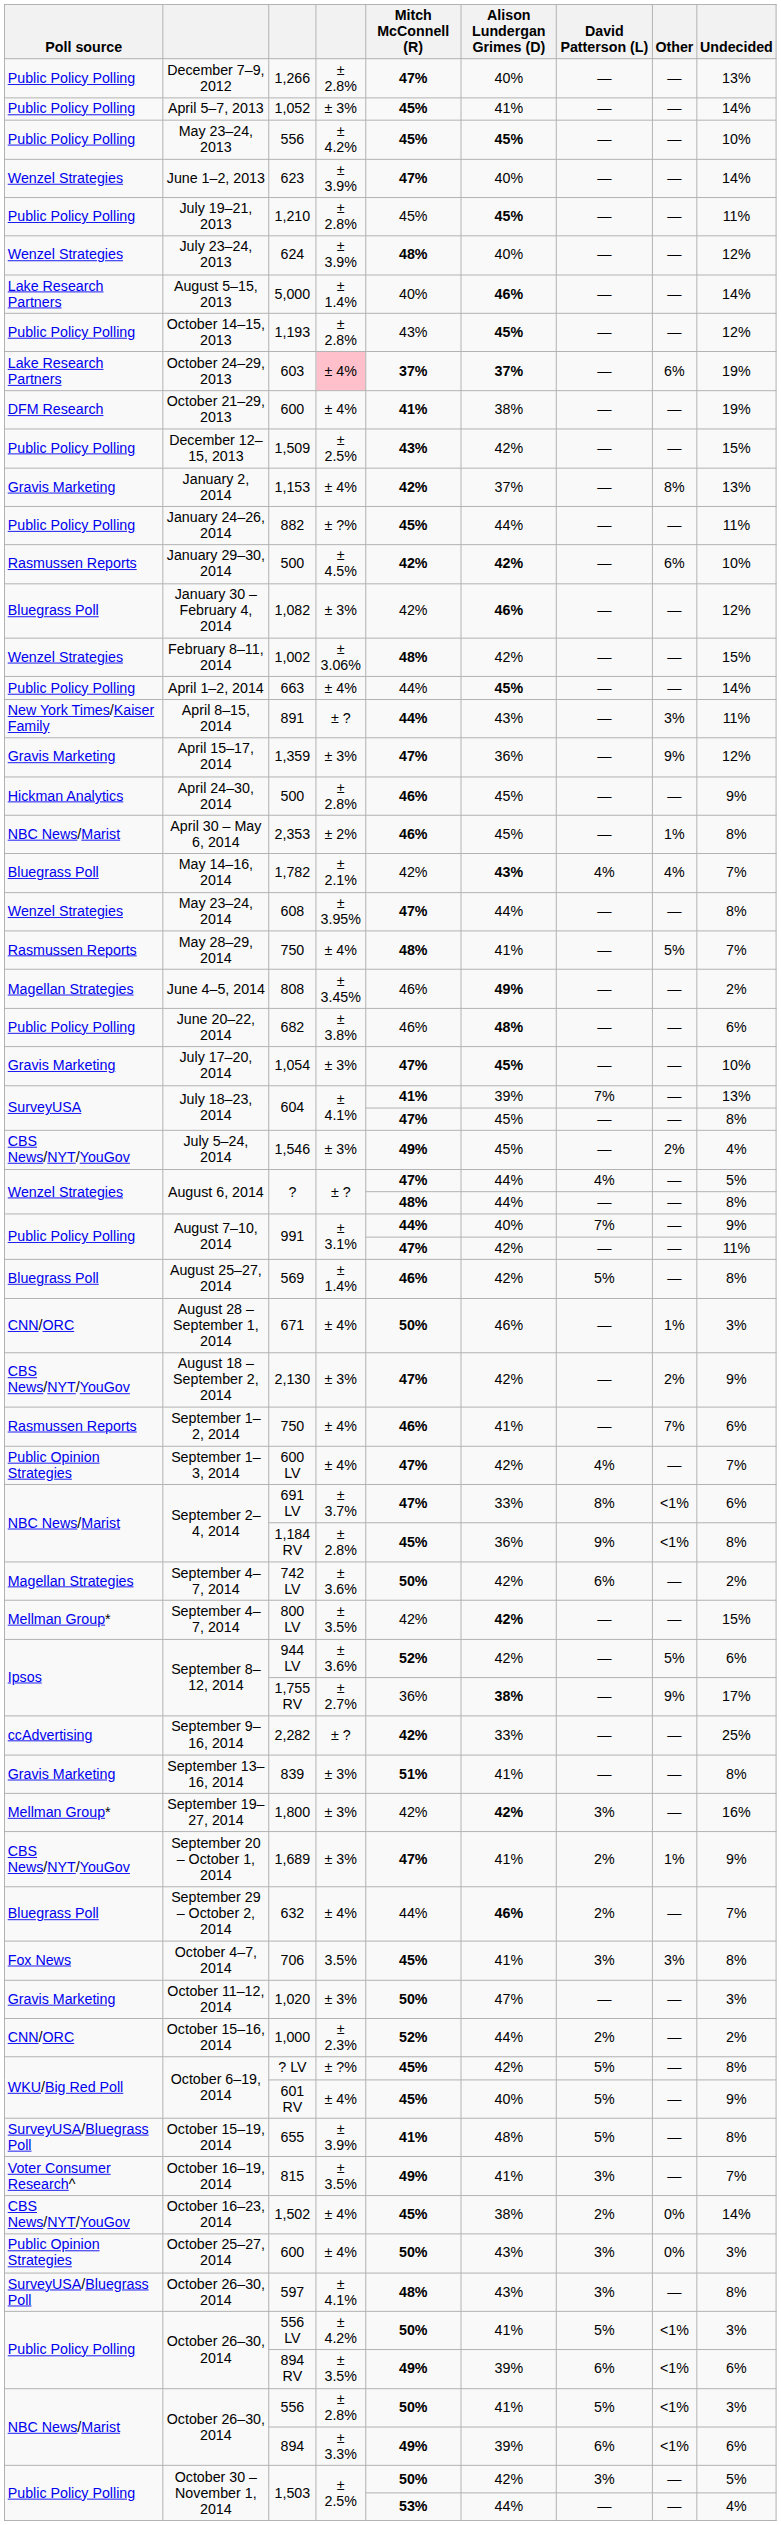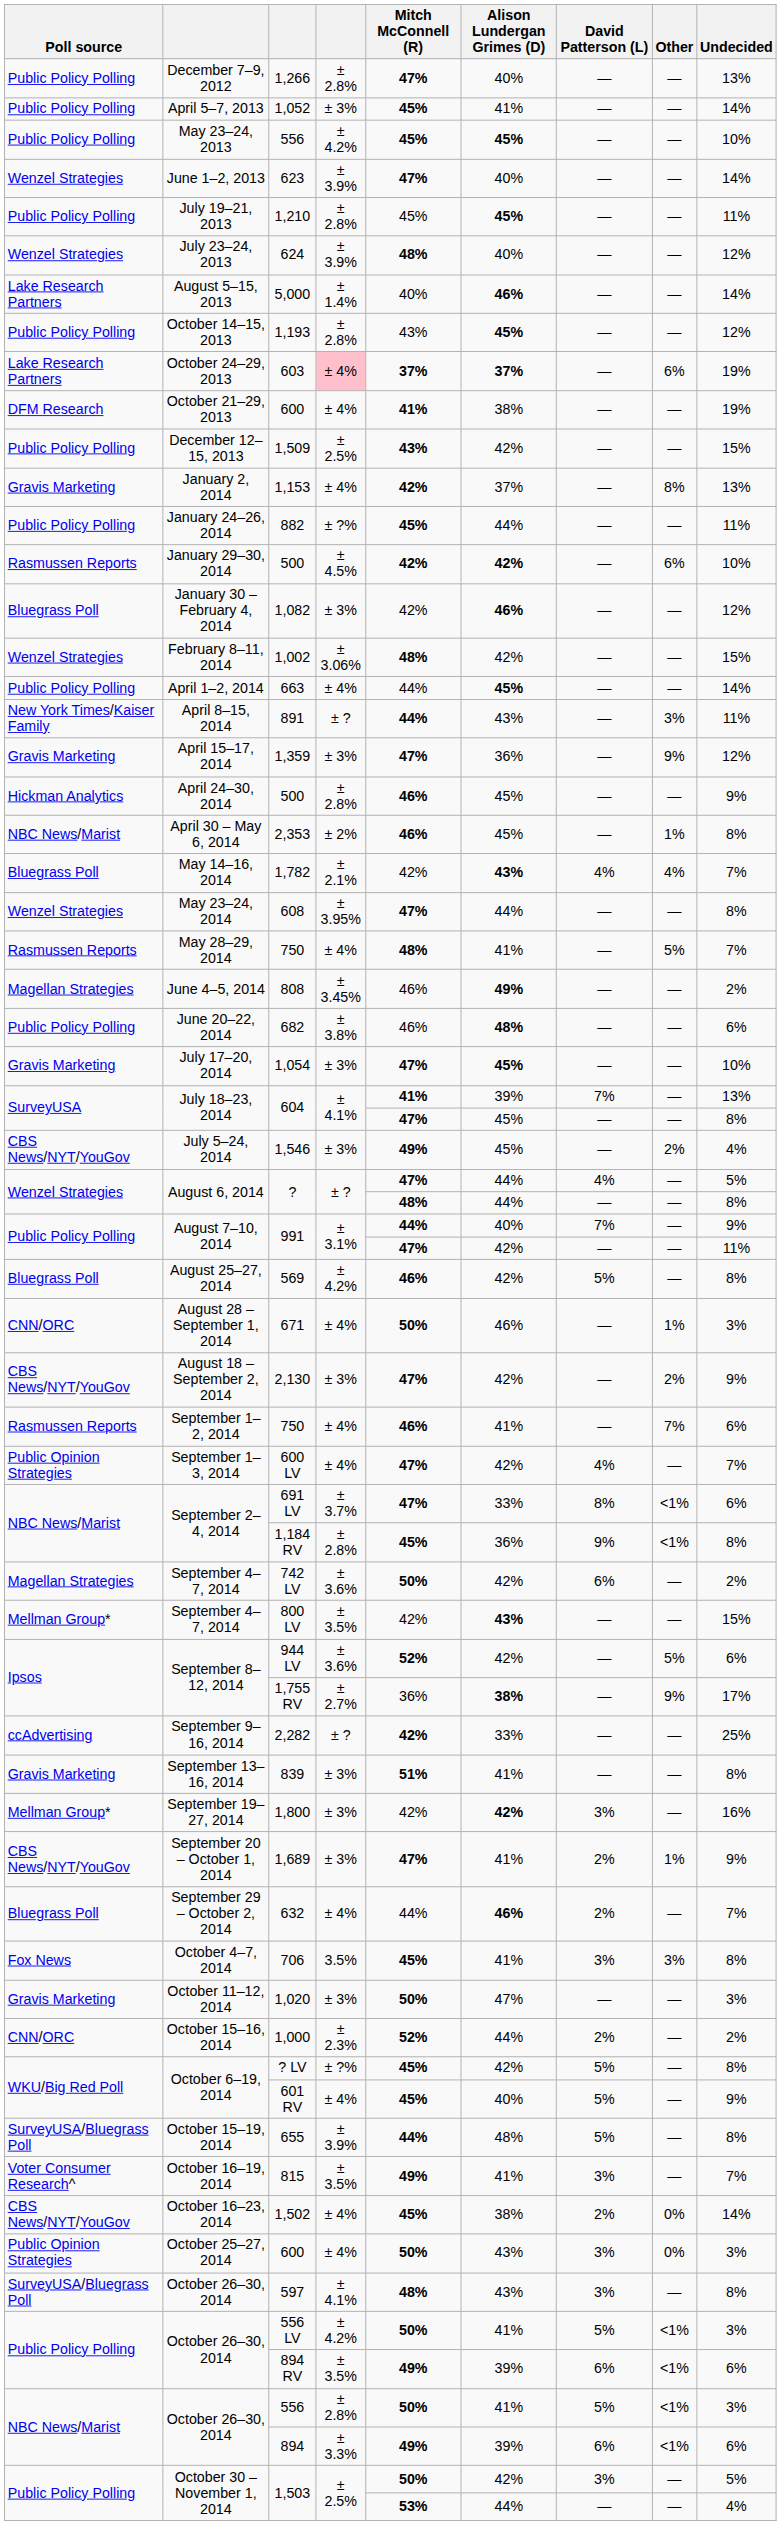(341, 1278) ± 1.4% -> (341, 1278) ± 4.2%
(509, 1619) 42% -> (509, 1619) 43%
(413, 2137) 41% -> (413, 2137) 44%
